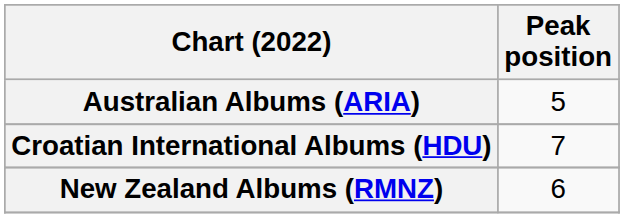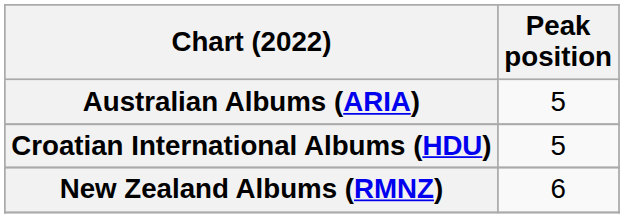(558, 145) 7 -> (558, 145) 5
